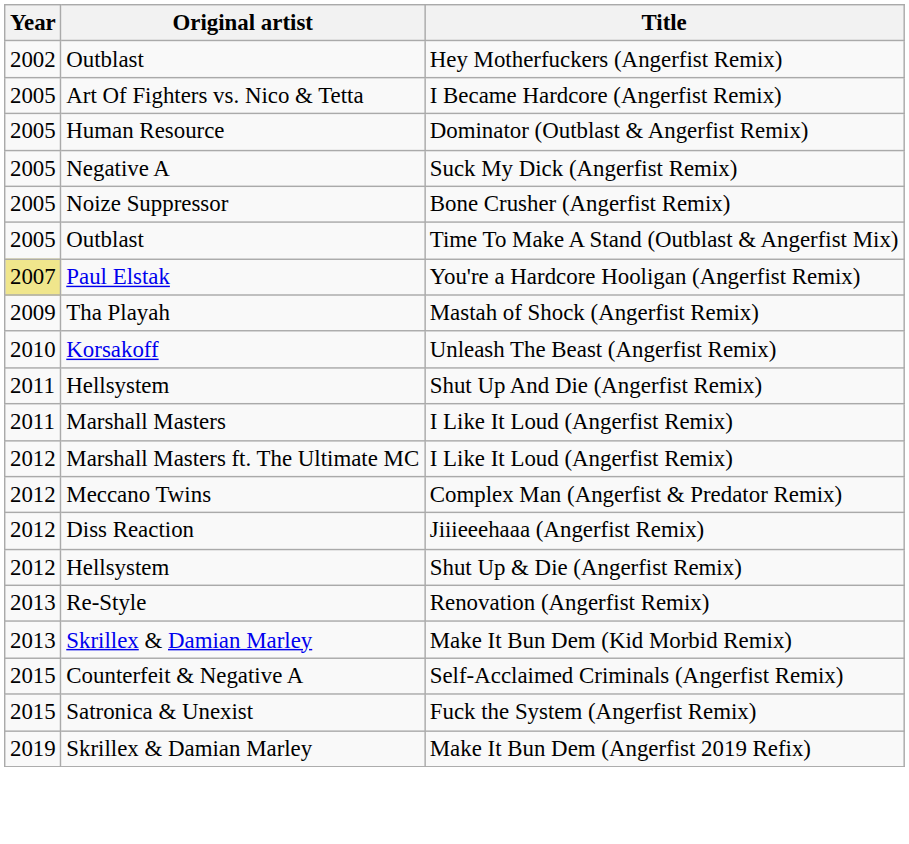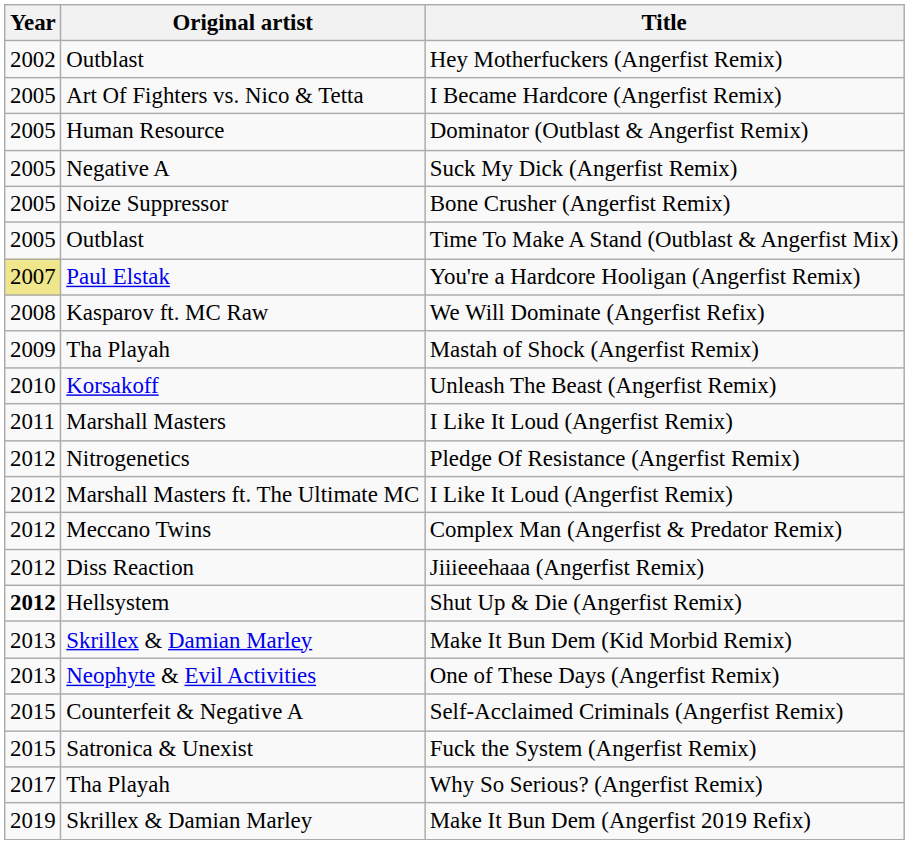+ row: (167, 312)
- row: (118, 385)
+ row: (128, 458)
(33, 566) normal -> (33, 603) bold
- row: (106, 603)
+ row: (191, 675)
+ row: (118, 784)
